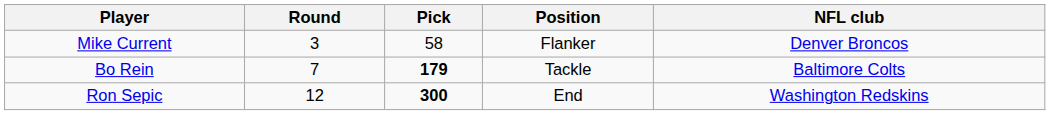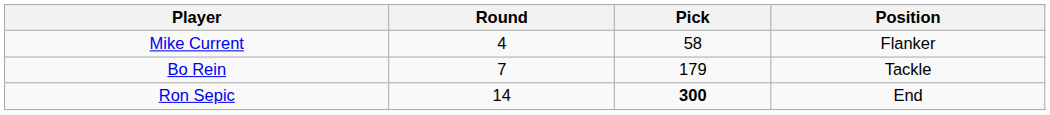- column: (849, 17)
(315, 43) 3 -> (502, 43) 4
(434, 69) bold -> (693, 69) normal
(315, 95) 12 -> (502, 95) 14
